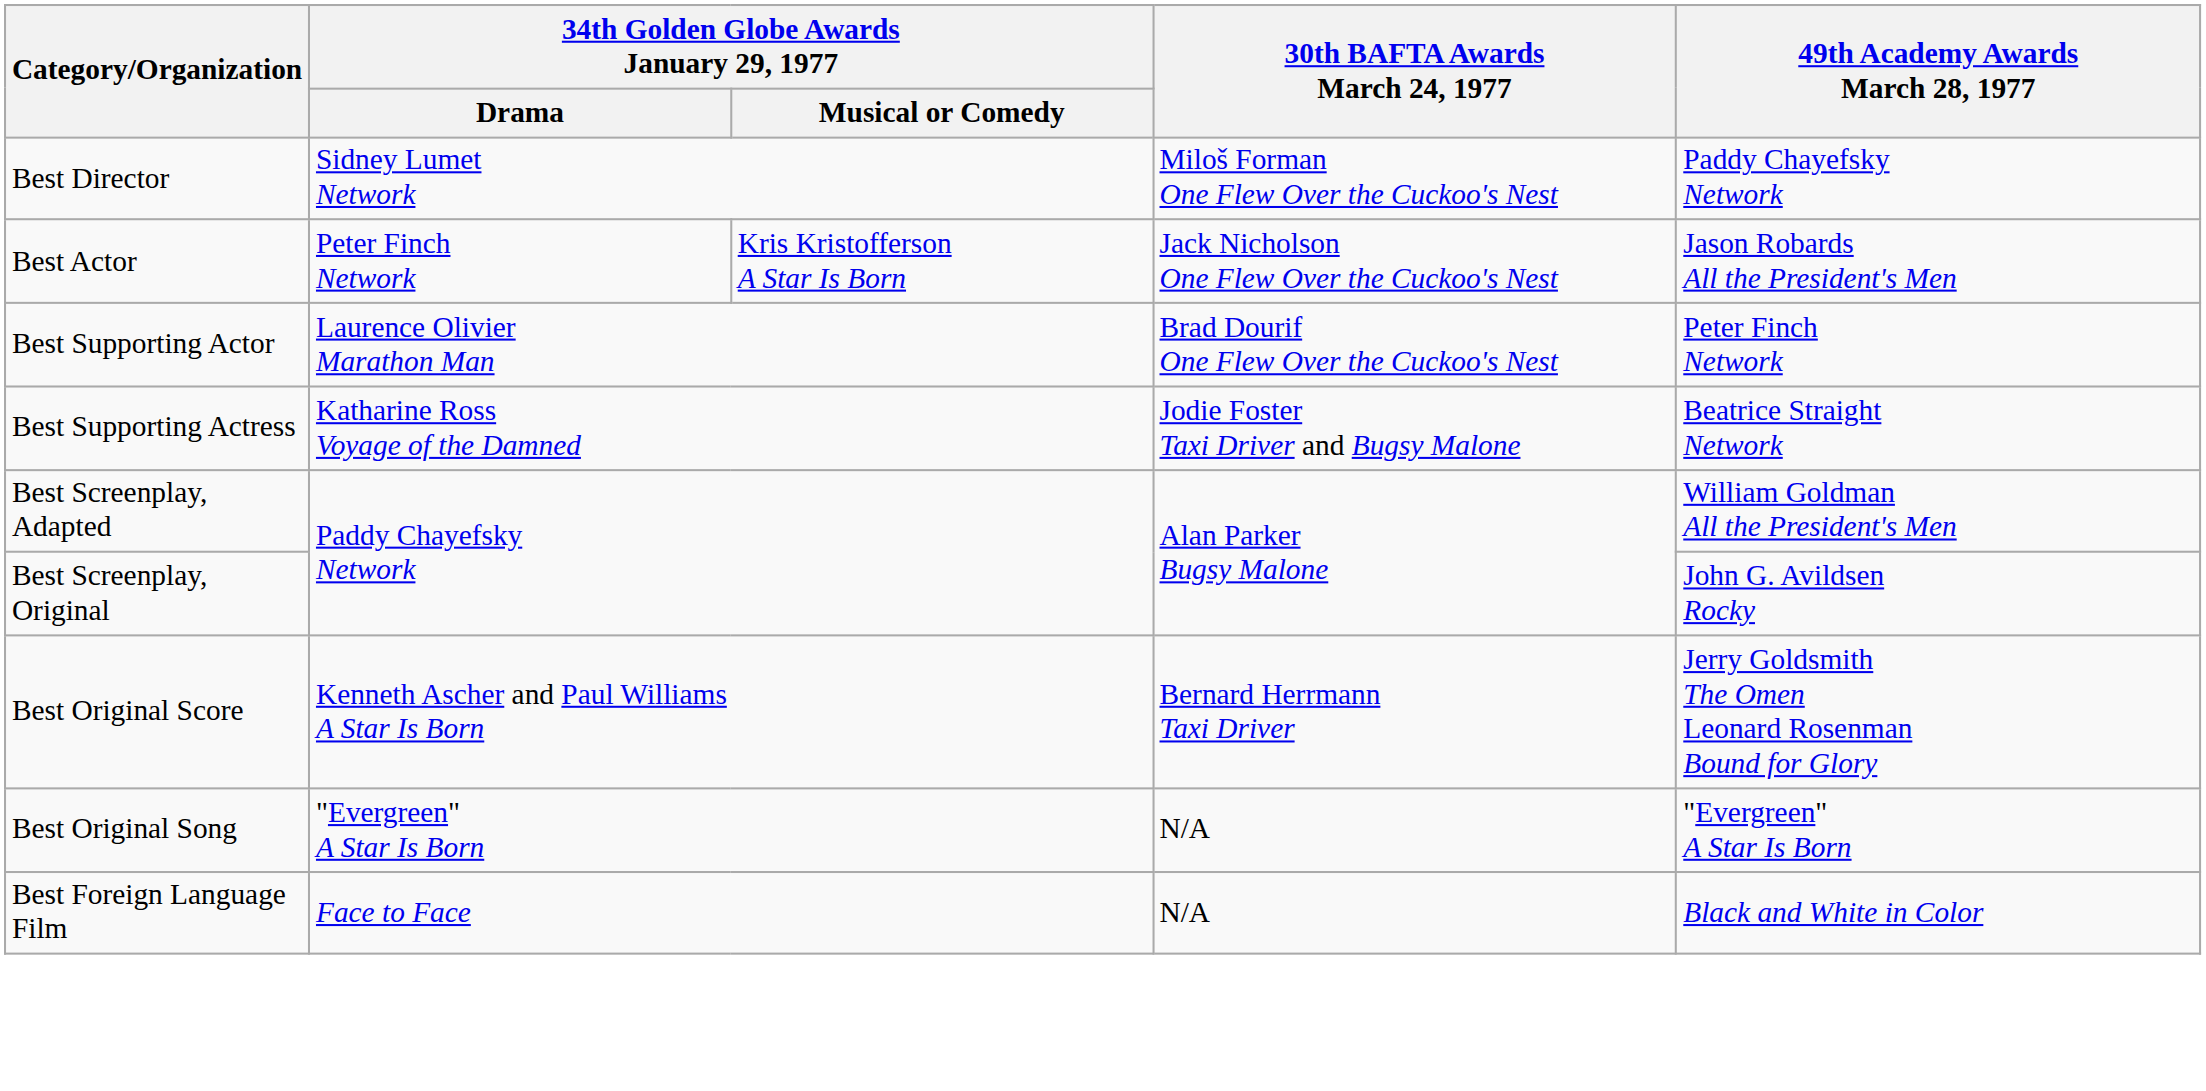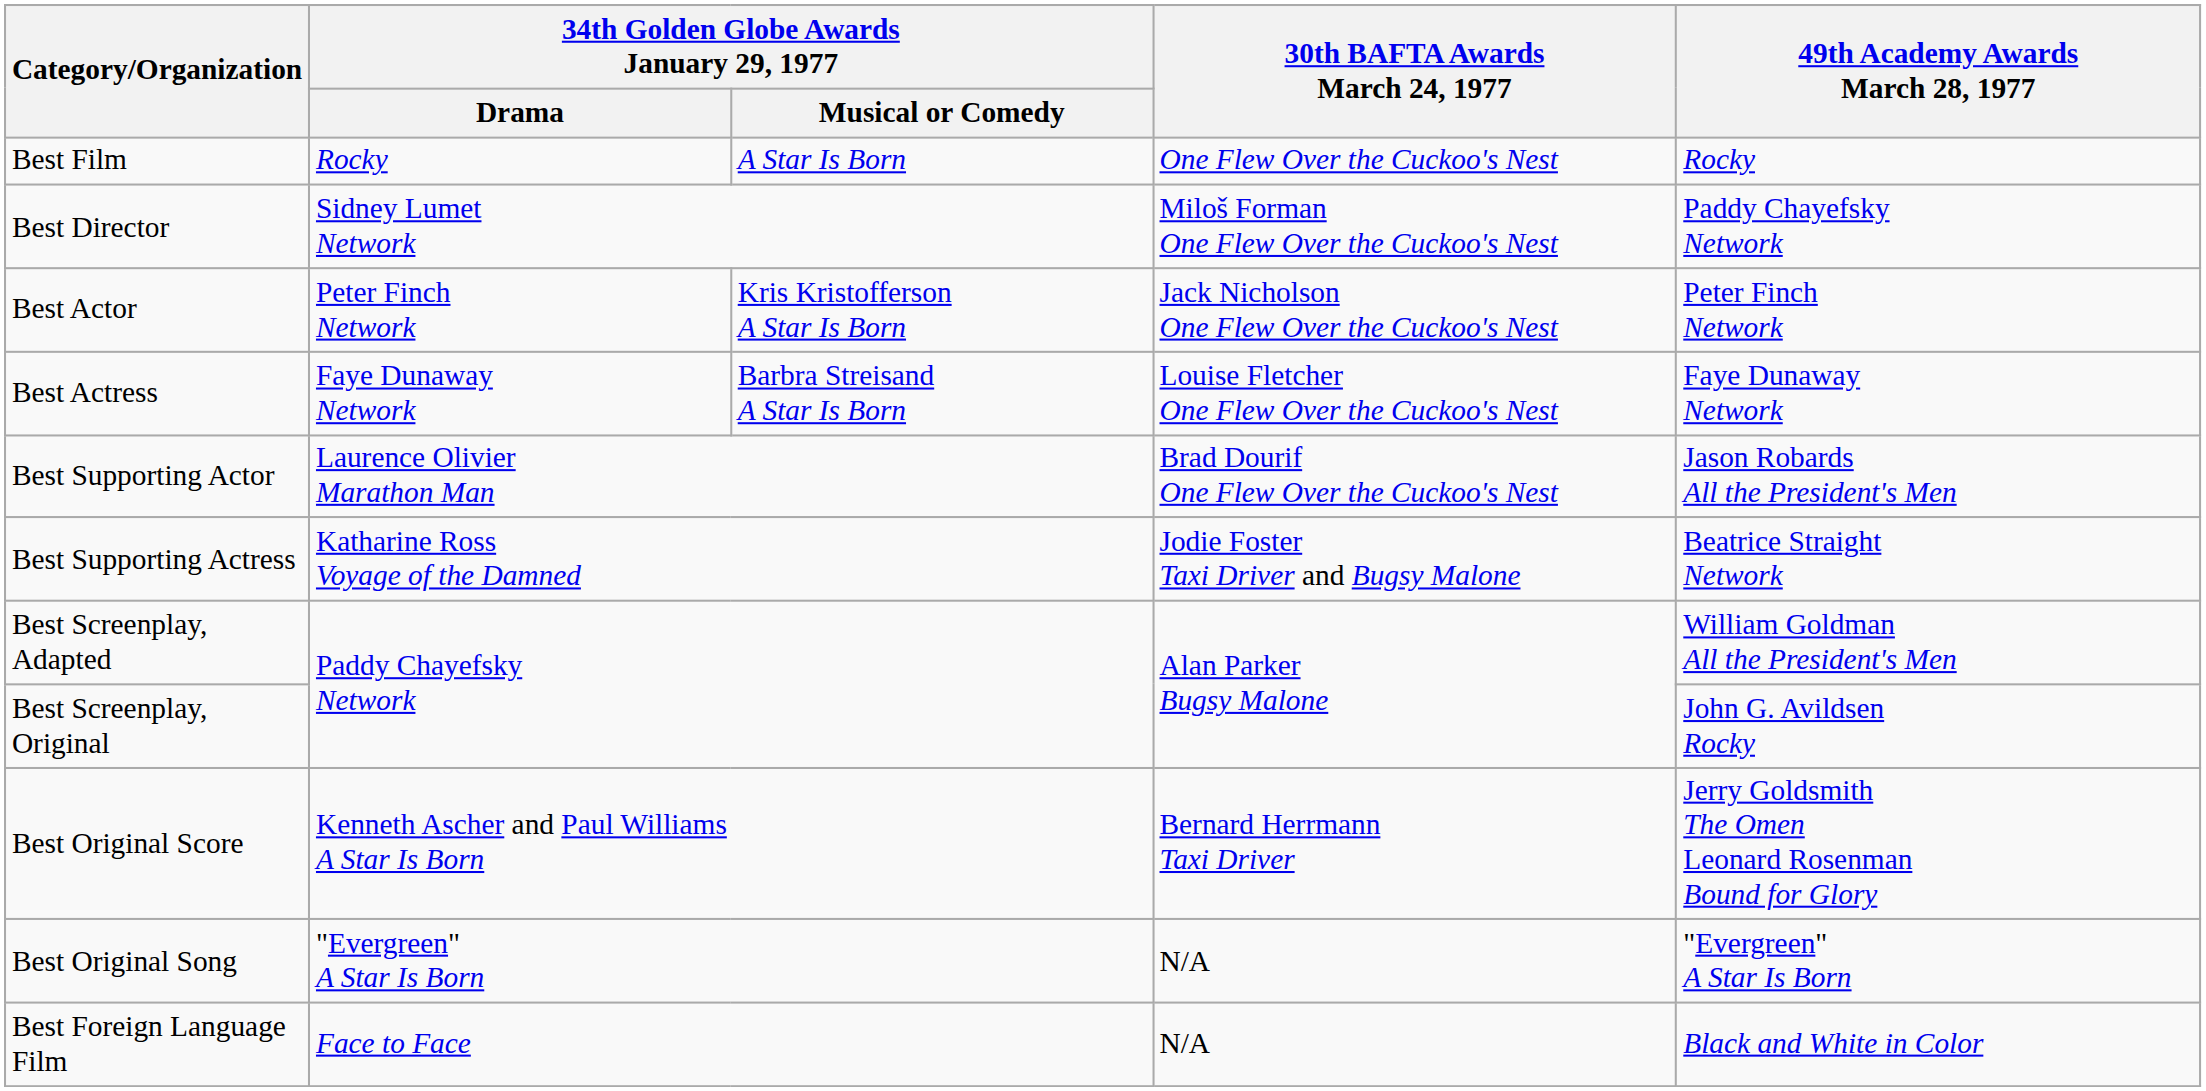+ row: (69, 160)
(1820, 261) Jason Robards All the President's Men -> (1751, 309) Peter Finch Network
+ row: (85, 392)
(1751, 344) Peter Finch Network -> (1820, 475) Jason Robards All the President's Men
